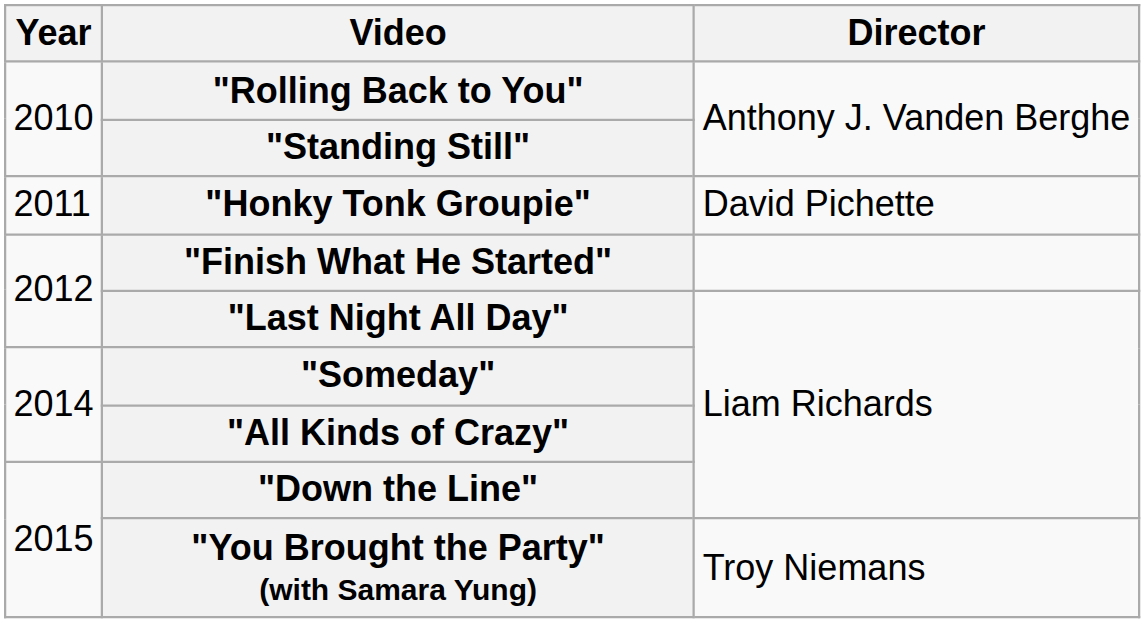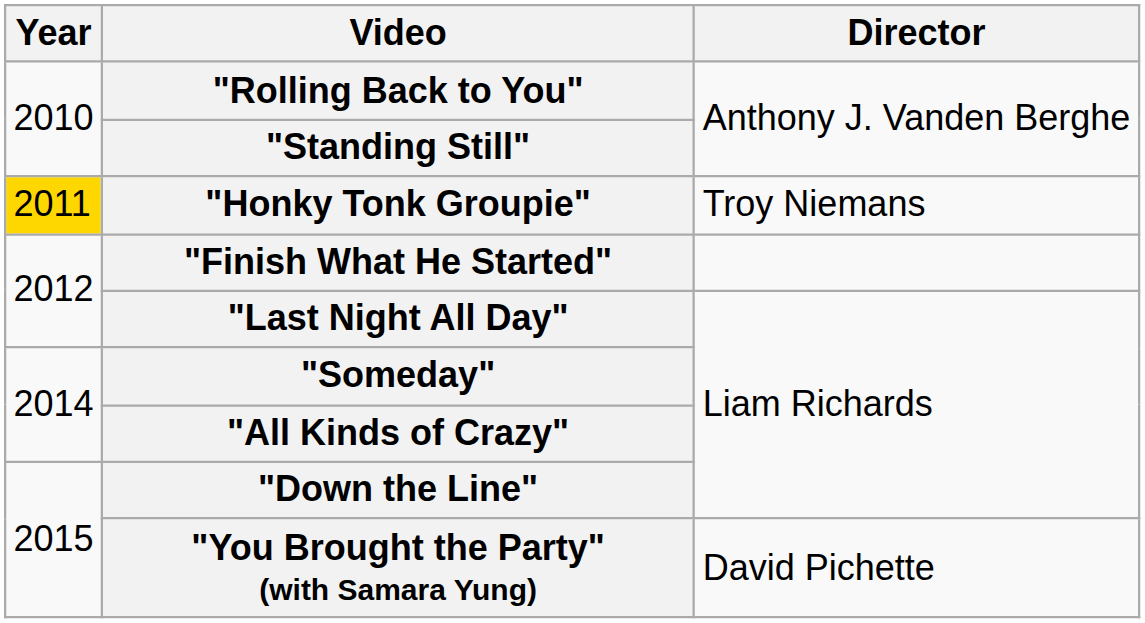(52, 204) no background -> (52, 204) gold background
(819, 204) David Pichette -> (814, 204) Troy Niemans
(814, 567) Troy Niemans -> (819, 567) David Pichette
